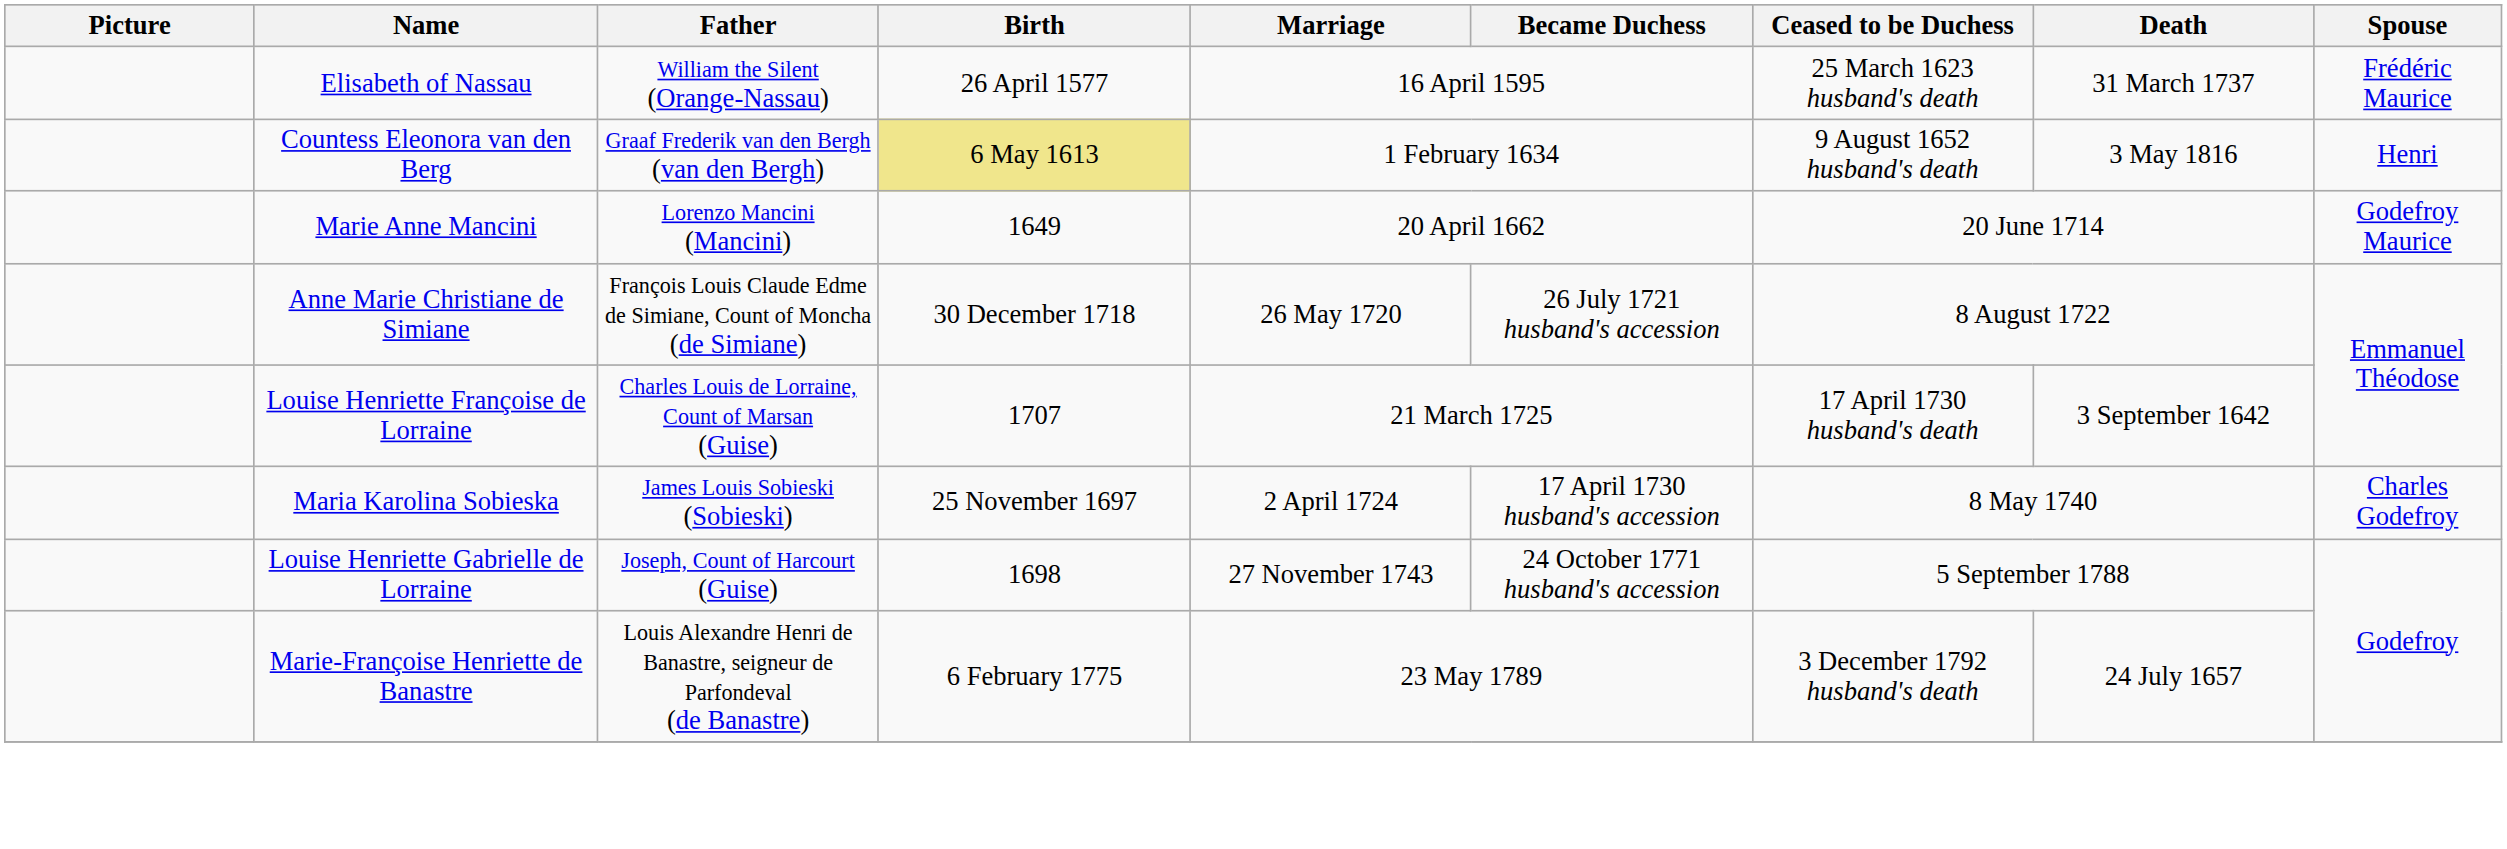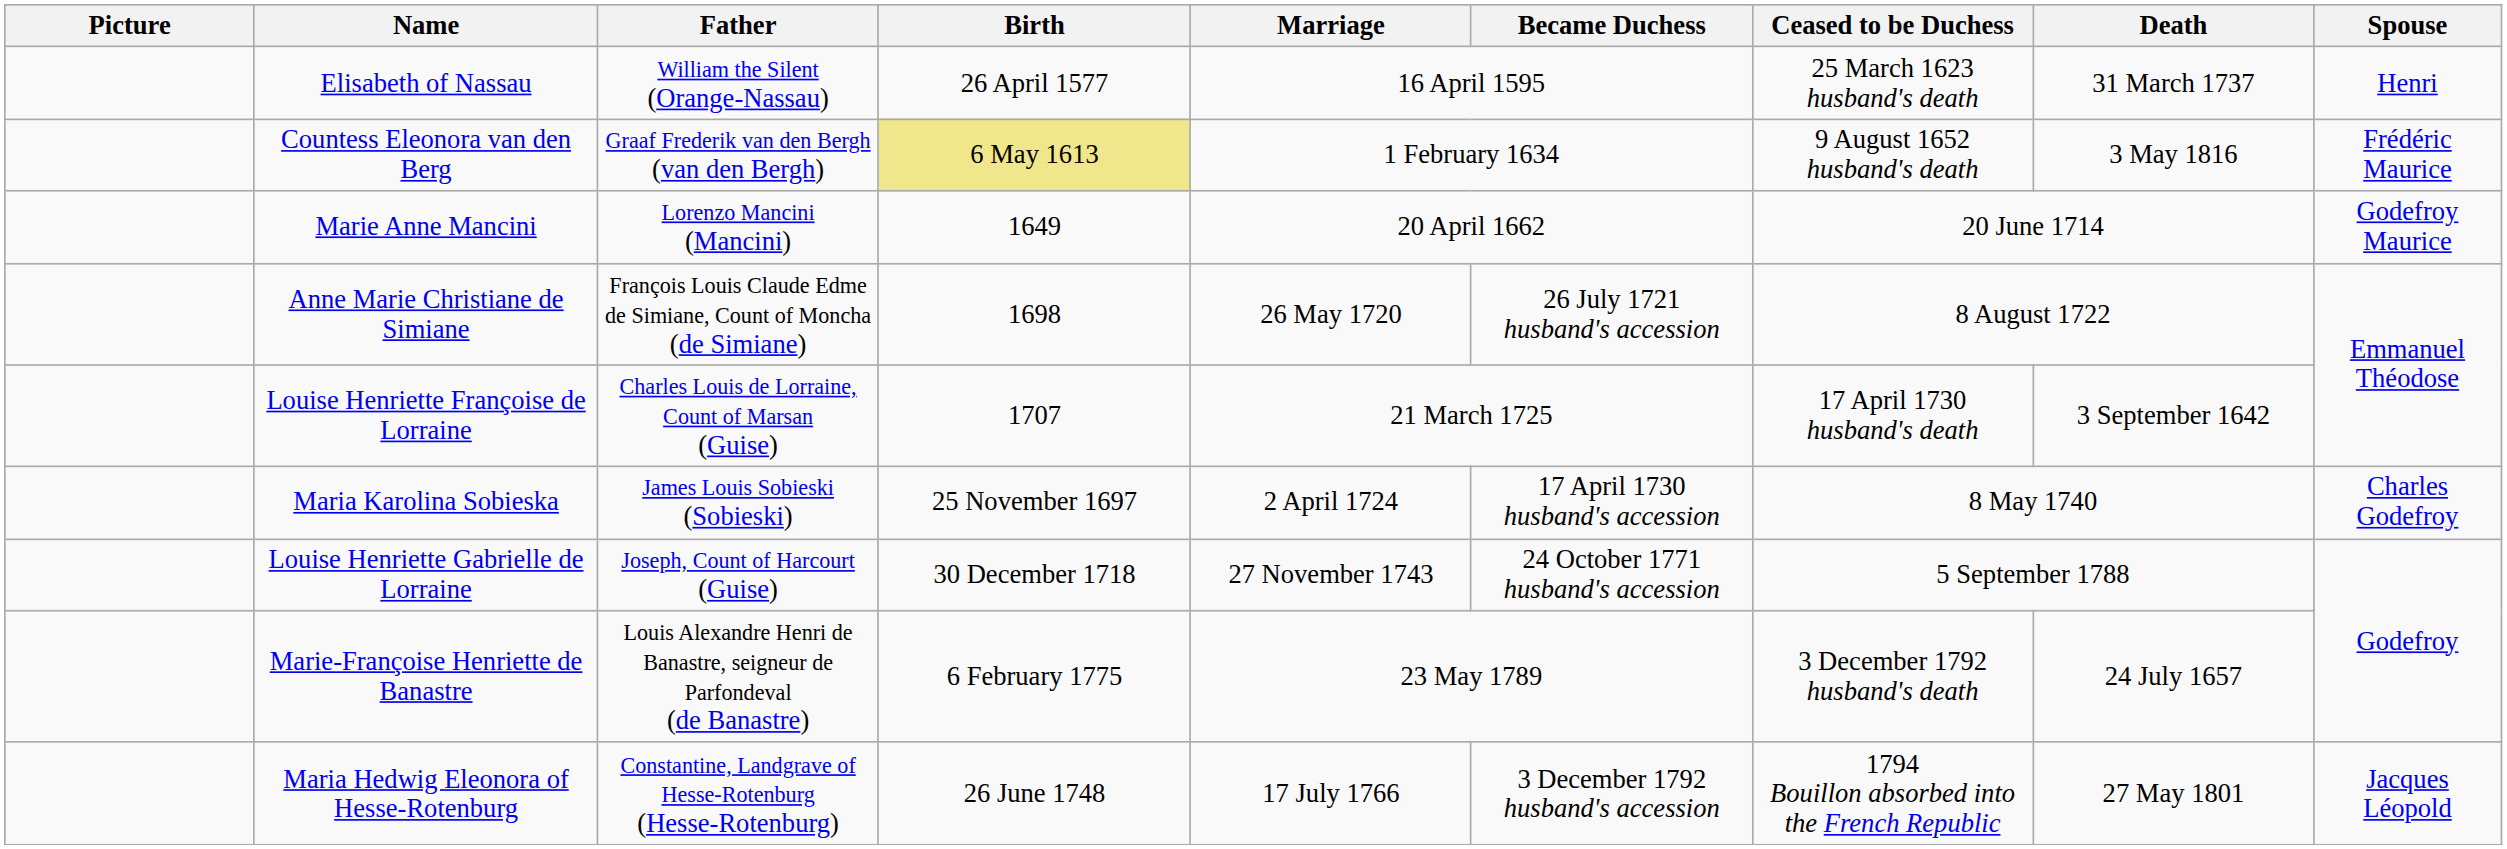(2407, 82) Frédéric Maurice -> (2407, 82) Henri
(2407, 154) Henri -> (2407, 154) Frédéric Maurice
(1035, 313) 30 December 1718 -> (1035, 313) 1698
(1035, 574) 1698 -> (1035, 574) 30 December 1718
+ row: (426, 793)
